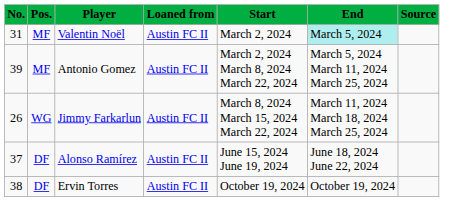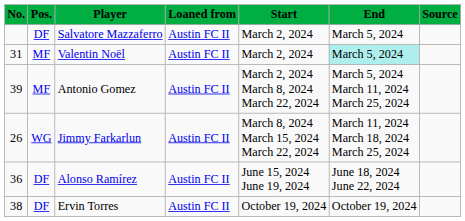+ row: (110, 34)
(16, 159) 37 -> (16, 179) 36
